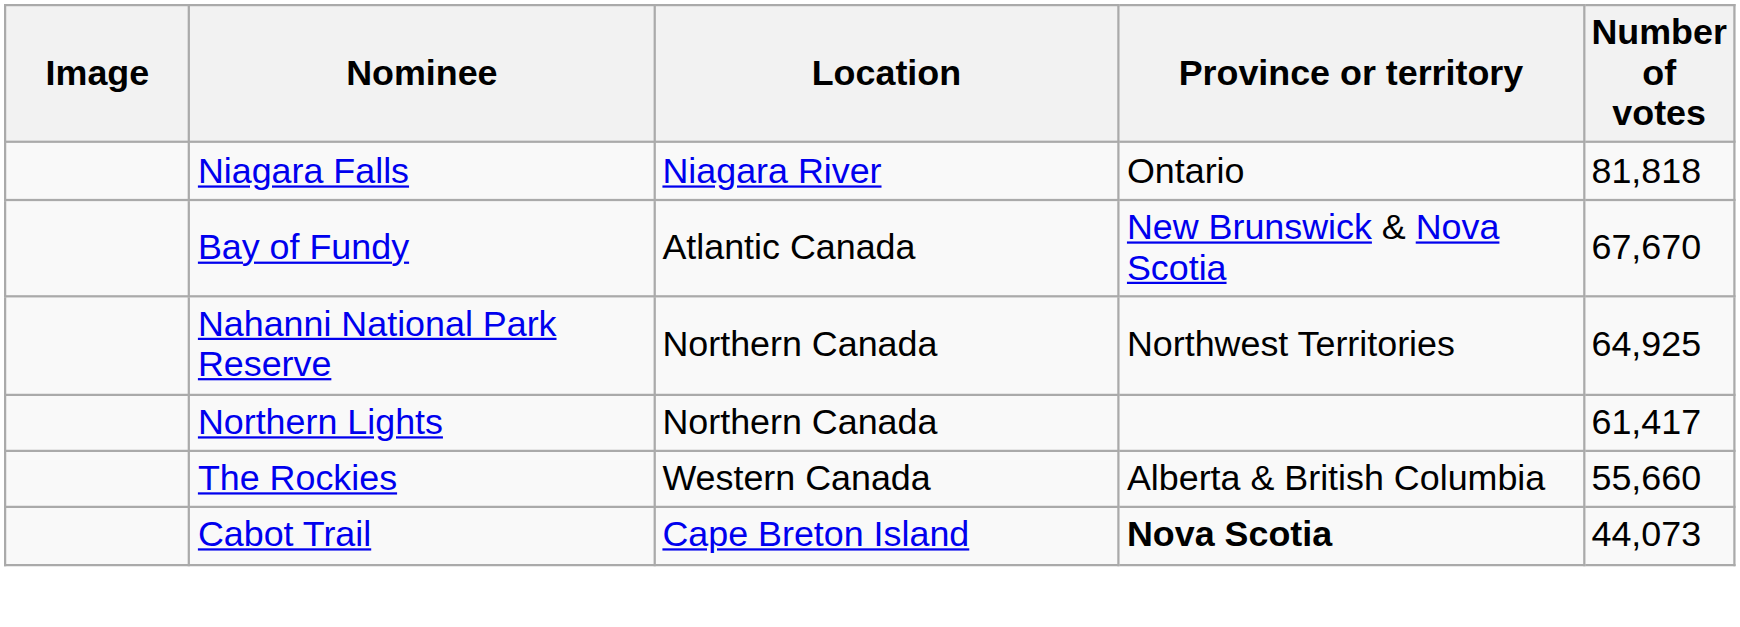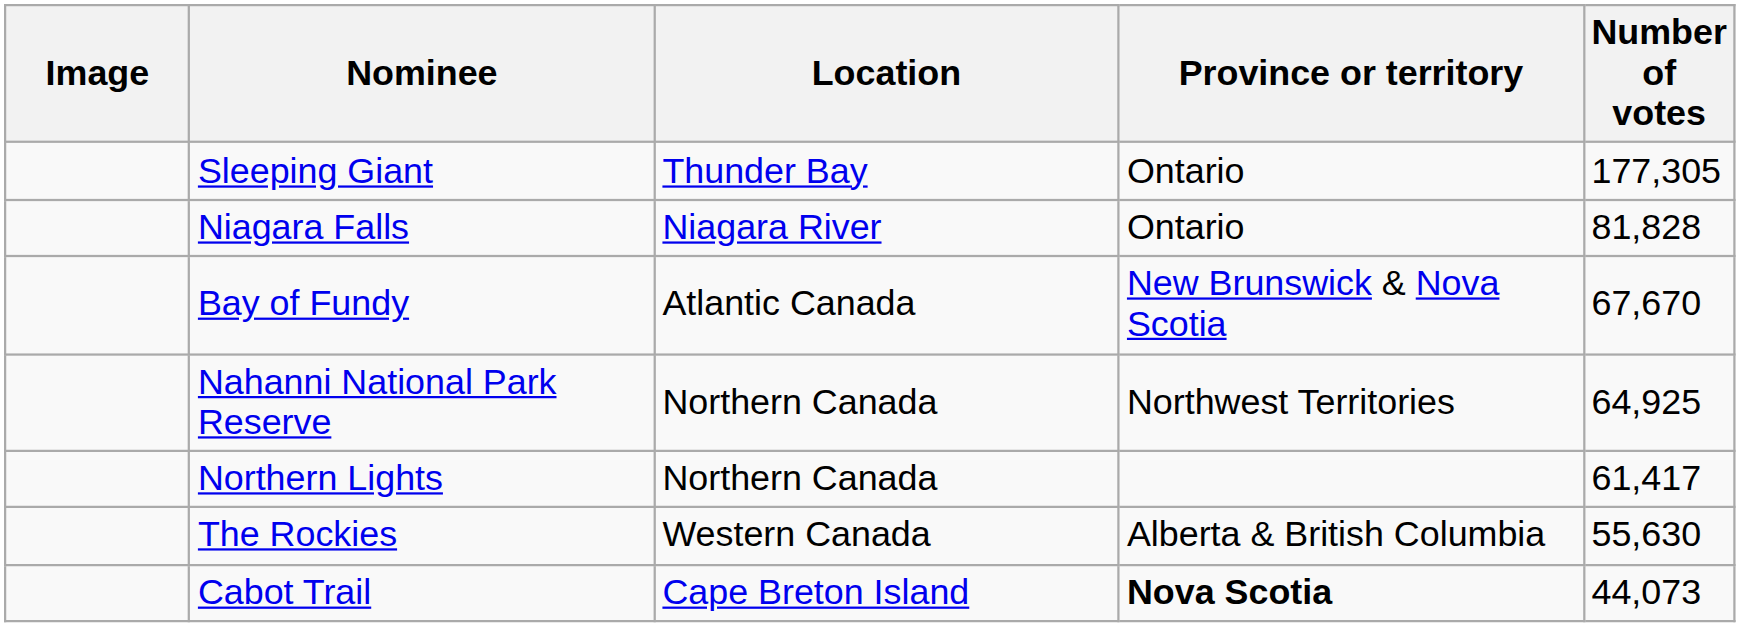+ row: (315, 170)
(1646, 170) 81,818 -> (1646, 227) 81,828
(1646, 478) 55,660 -> (1646, 535) 55,630
